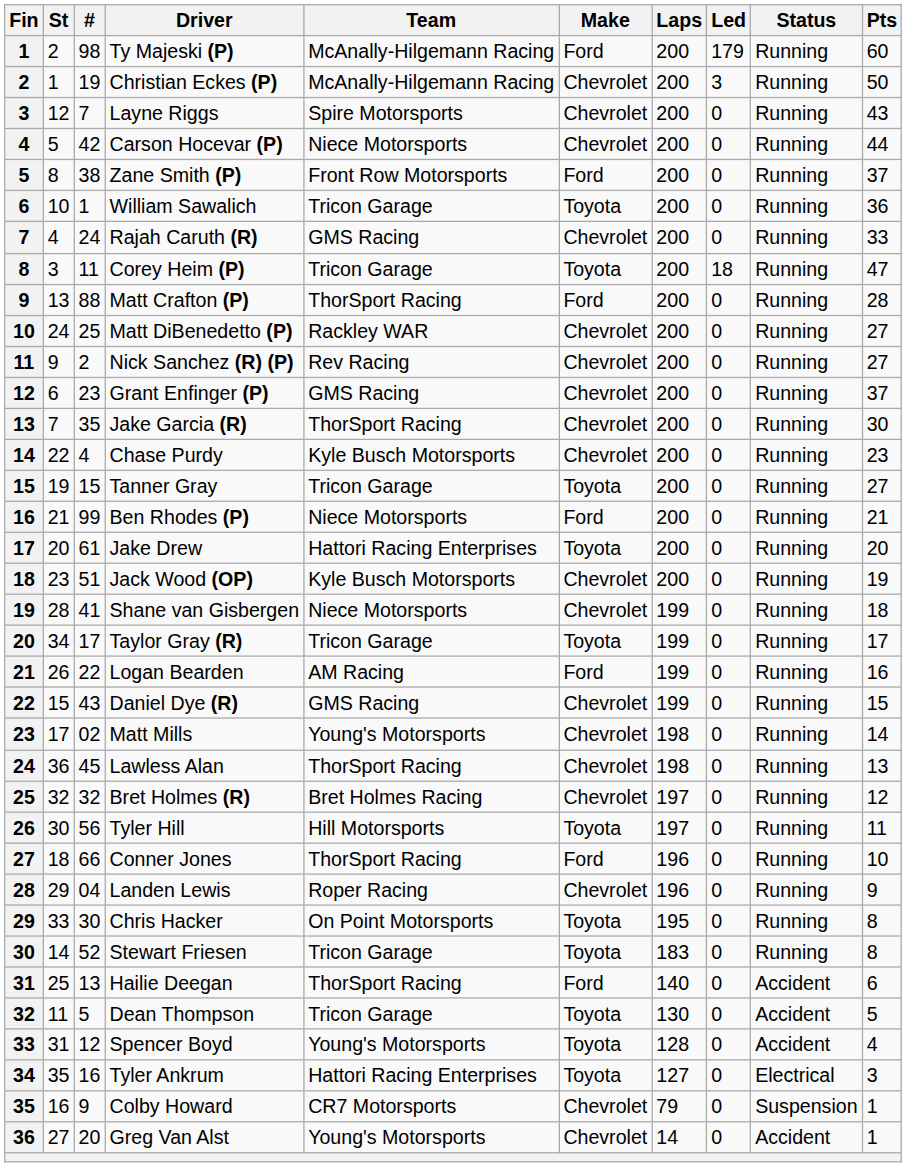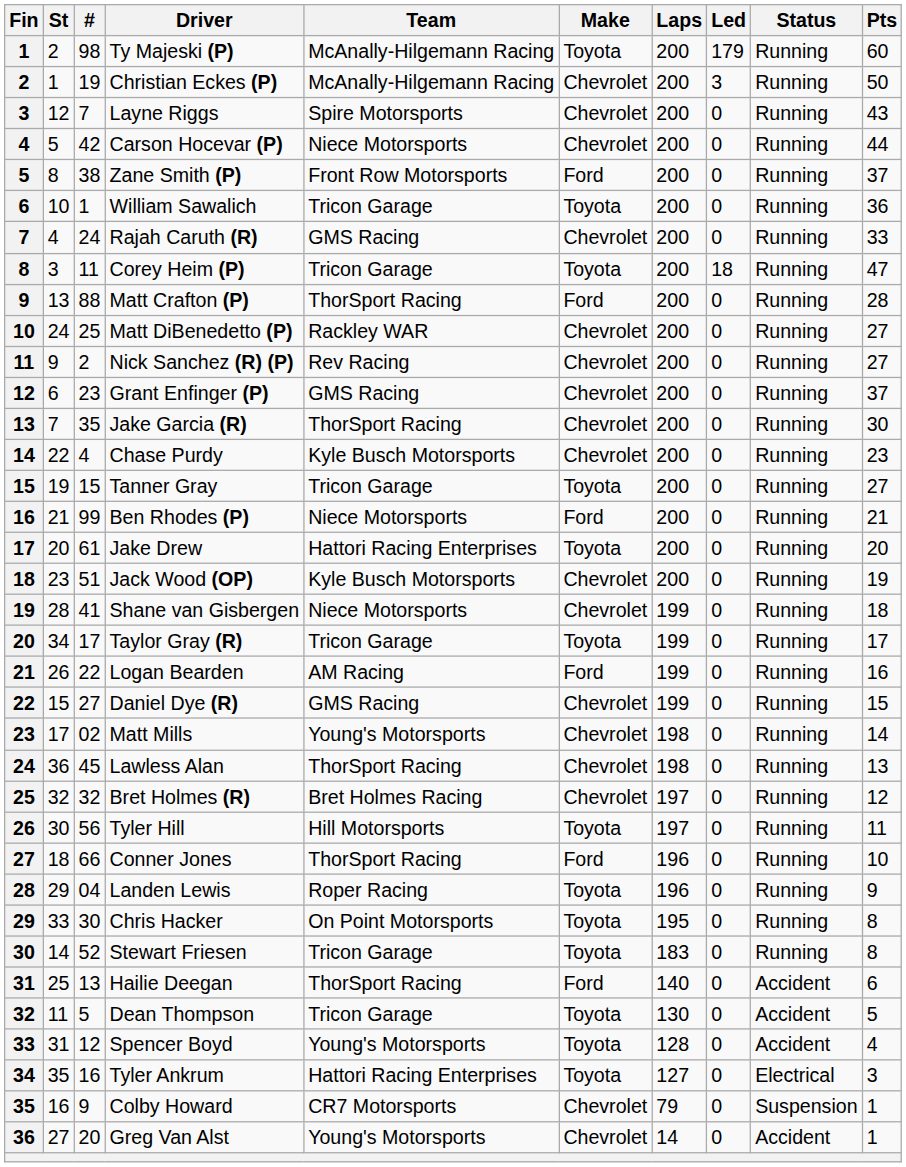(584, 51) Ford -> (592, 51) Toyota
(90, 703) 43 -> (90, 703) 27
(605, 889) Chevrolet -> (592, 889) Toyota
